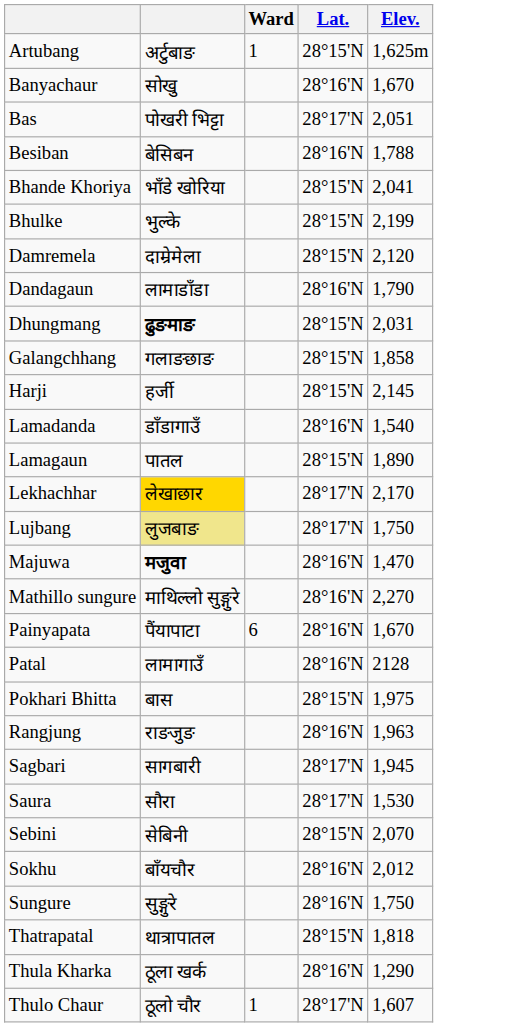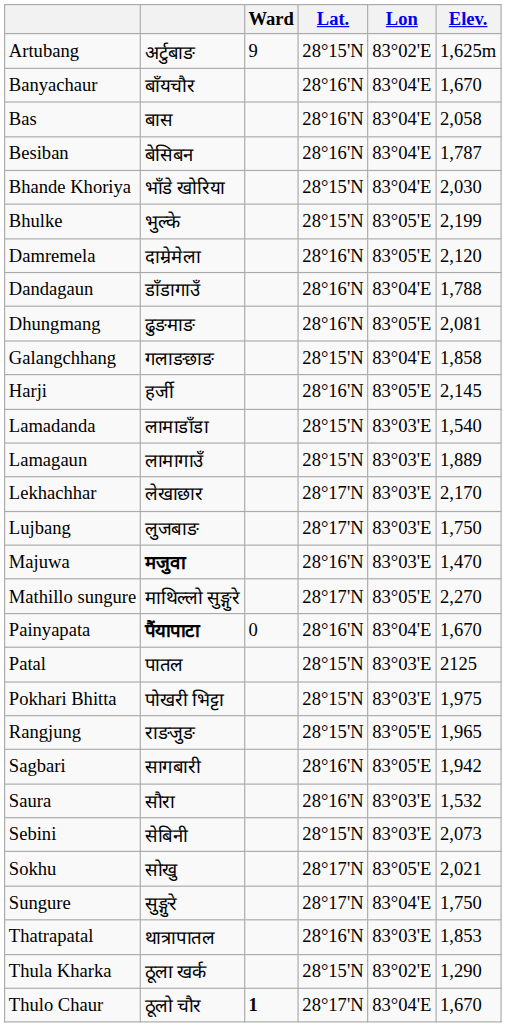+ column: (402, 19)
(253, 50) 1 -> (253, 50) 9
(161, 86) सोखु -> (170, 86) बाँयचौर
(184, 120) पोखरी भिट्टा -> (159, 120) बास
(333, 119) 28°17'N -> (333, 119) 28°16'N
(393, 119) 2,051 -> (461, 119) 2,058
(393, 153) 1,788 -> (461, 153) 1,787
(393, 187) 2,041 -> (461, 187) 2,030
(333, 255) 28°15'N -> (333, 255) 28°16'N
(177, 290) लामाडाँडा -> (173, 290) डाँडागाउँ
(393, 289) 1,790 -> (461, 289) 1,788
(170, 324) bold -> (170, 324) normal
(333, 323) 28°15'N -> (333, 323) 28°16'N
(393, 323) 2,031 -> (461, 323) 2,081
(333, 391) 28°15'N -> (333, 391) 28°16'N
(173, 426) डाँडागाउँ -> (177, 426) लामाडाँडा
(333, 425) 28°16'N -> (333, 425) 28°15'N
(164, 461) पातल -> (174, 461) लामागाउँ
(393, 459) 1,890 -> (461, 459) 1,889
(174, 495) gold background -> (174, 495) no background
(171, 529) khaki background -> (171, 529) no background
(333, 596) 28°16'N -> (333, 596) 28°17'N
(172, 631) normal -> (172, 631) bold
(253, 630) 6 -> (253, 630) 0
(174, 665) लामागाउँ -> (164, 665) पातल
(333, 664) 28°16'N -> (333, 664) 28°15'N
(391, 664) 2128 -> (459, 664) 2125
(159, 699) बास -> (184, 699) पोखरी भिट्टा
(333, 732) 28°16'N -> (333, 732) 28°15'N
(393, 732) 1,963 -> (461, 732) 1,965
(333, 766) 28°17'N -> (333, 766) 28°16'N
(393, 766) 1,945 -> (461, 766) 1,942
(333, 800) 28°17'N -> (333, 800) 28°16'N
(393, 800) 1,530 -> (461, 800) 1,532
(393, 834) 2,070 -> (461, 834) 2,073
(170, 869) बाँयचौर -> (161, 869) सोखु
(333, 868) 28°16'N -> (333, 868) 28°17'N
(393, 868) 2,012 -> (461, 868) 2,021
(333, 902) 28°16'N -> (333, 902) 28°17'N
(333, 936) 28°15'N -> (333, 936) 28°16'N
(393, 936) 1,818 -> (461, 936) 1,853
(333, 970) 28°16'N -> (333, 970) 28°15'N
(253, 1005) normal -> (253, 1005) bold
(393, 1005) 1,607 -> (461, 1005) 1,670
